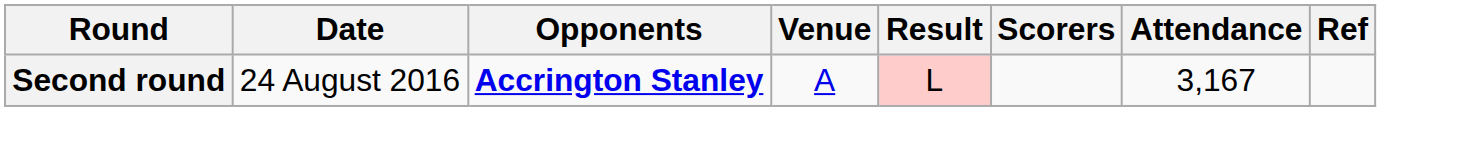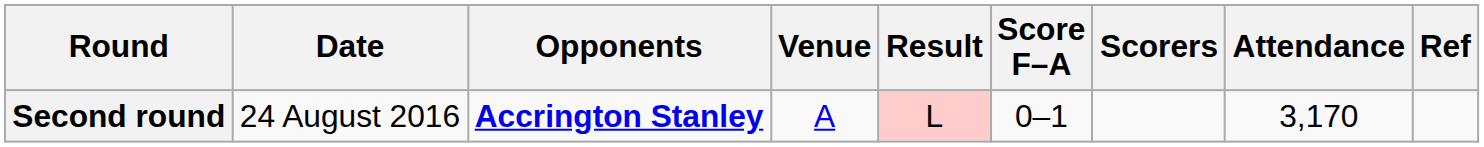+ column: (1041, 47)
(1216, 79) 3,167 -> (1319, 115) 3,170
